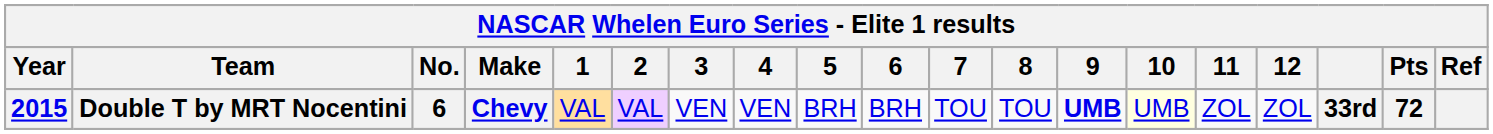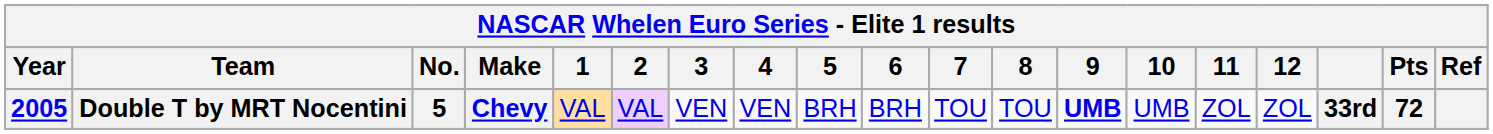(39, 109) 2015 -> (39, 109) 2005
(439, 109) 6 -> (439, 109) 5
(1162, 109) lightyellow background -> (1162, 109) no background
